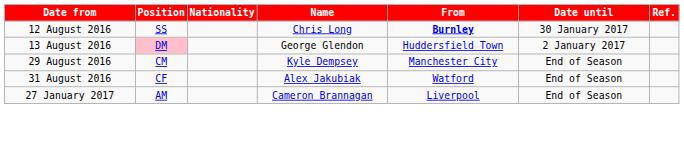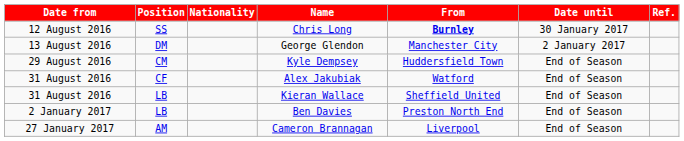(161, 45) pink background -> (161, 45) no background
(453, 45) Huddersfield Town -> (453, 45) Manchester City
(453, 62) Manchester City -> (453, 62) Huddersfield Town
+ row: (322, 95)
+ row: (322, 111)
